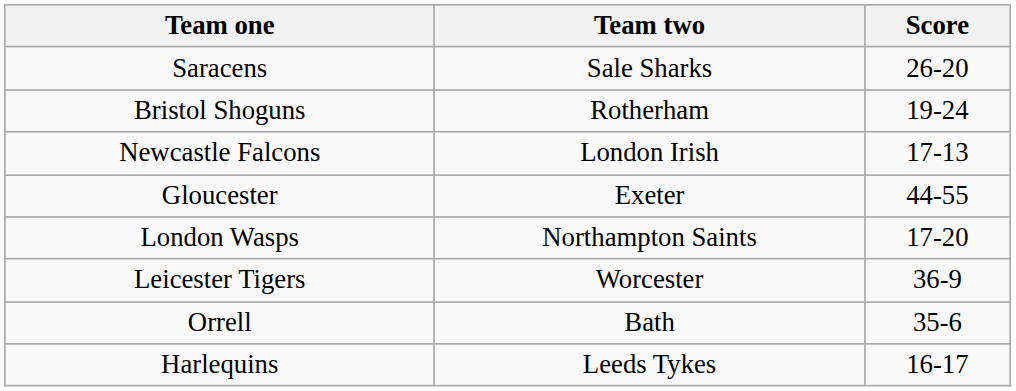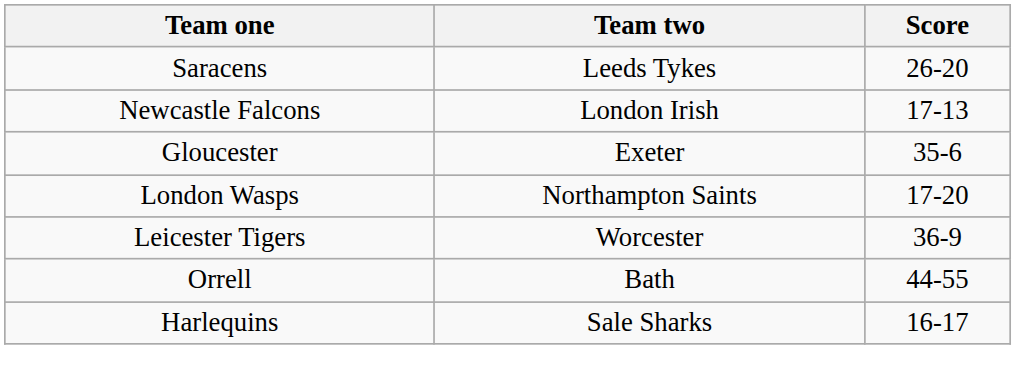(650, 68) Sale Sharks -> (650, 68) Leeds Tykes
- row: (220, 110)
(937, 195) 44-55 -> (937, 152) 35-6
(937, 322) 35-6 -> (937, 279) 44-55
(650, 364) Leeds Tykes -> (650, 322) Sale Sharks
